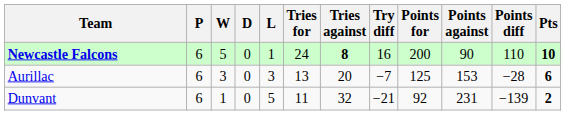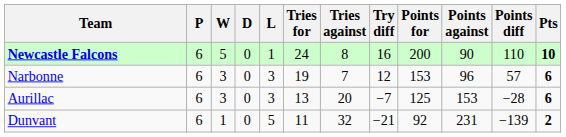(345, 53) bold -> (345, 53) normal
+ row: (35, 76)
